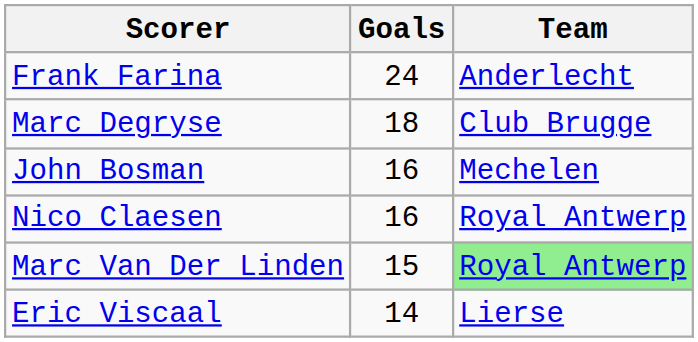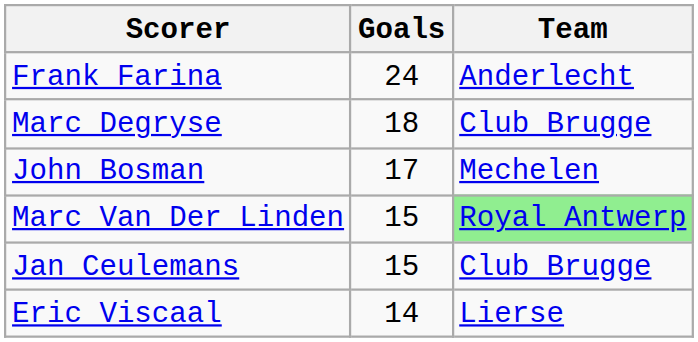(402, 171) 16 -> (402, 171) 17
- row: (117, 219)
+ row: (126, 266)
